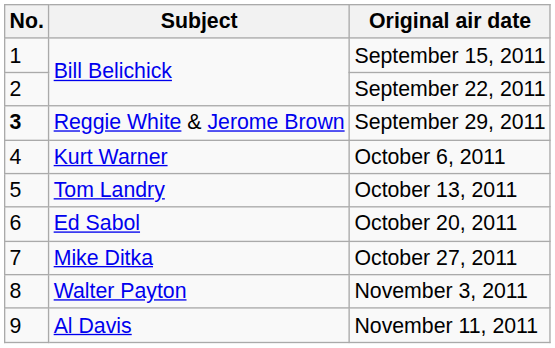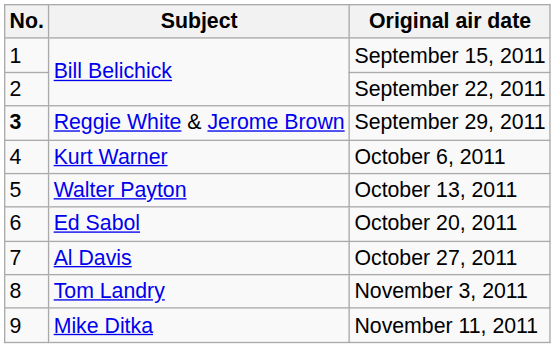(109, 190) Tom Landry -> (120, 190) Walter Payton
(103, 257) Mike Ditka -> (93, 257) Al Davis
(120, 291) Walter Payton -> (109, 291) Tom Landry
(93, 325) Al Davis -> (103, 325) Mike Ditka
